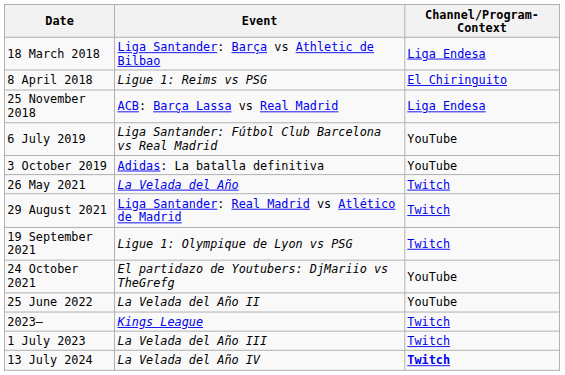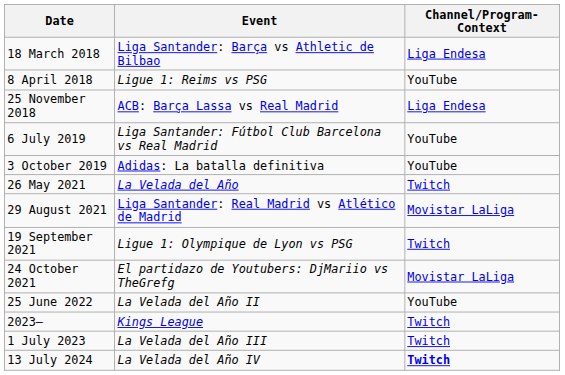(457, 80) El Chiringuito -> (432, 80) YouTube
(429, 210) Twitch -> (461, 210) Movistar LaLiga
(432, 276) YouTube -> (461, 276) Movistar LaLiga
